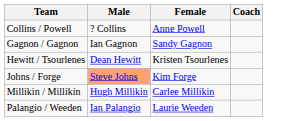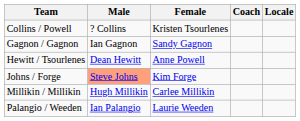+ column: (279, 12)
(179, 28) Anne Powell -> (190, 28) Kristen Tsourlenes
(190, 60) Kristen Tsourlenes -> (179, 60) Anne Powell
